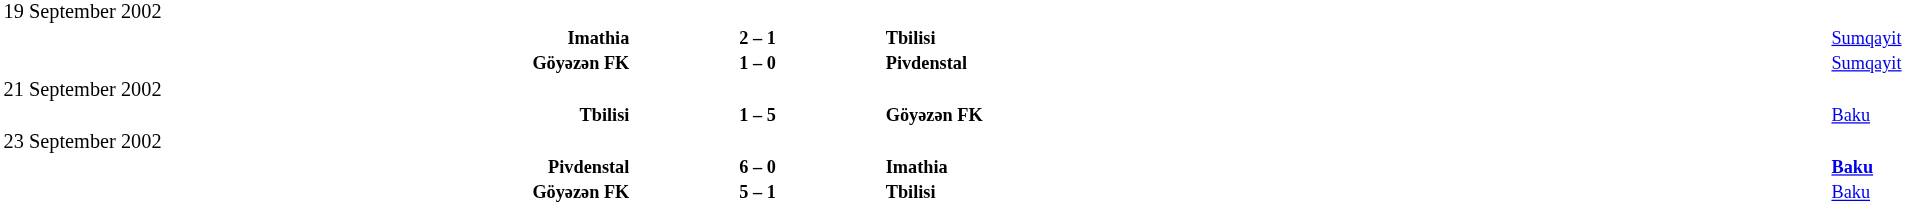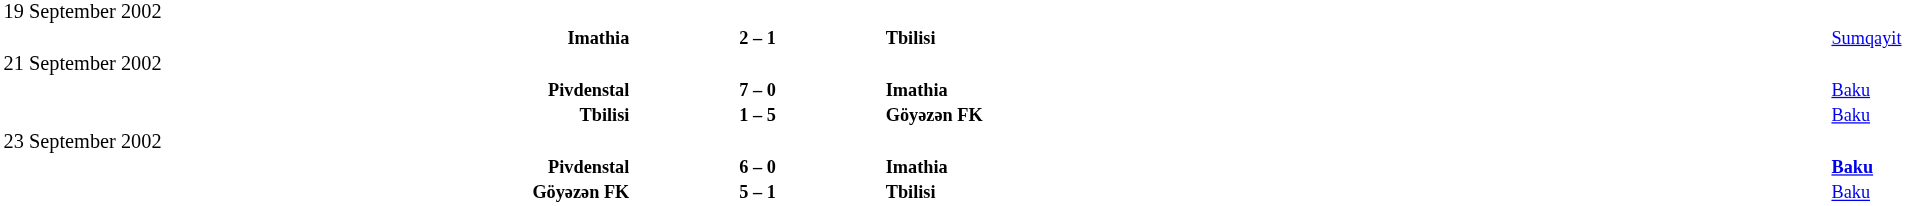- row: (581, 63)
+ row: (589, 89)
